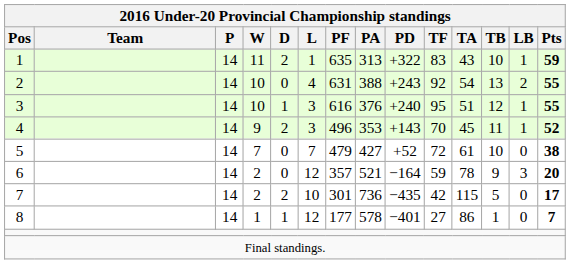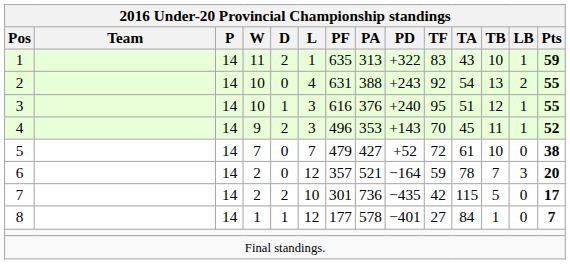(496, 173) 9 -> (496, 173) 7
(467, 218) 86 -> (467, 218) 84
